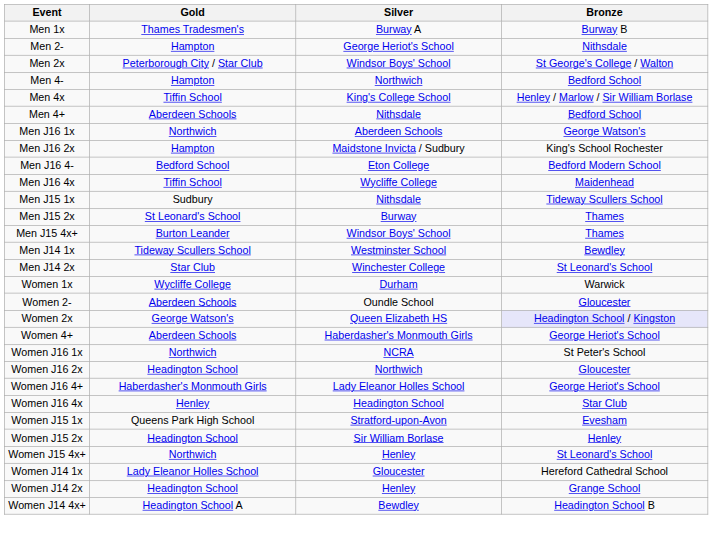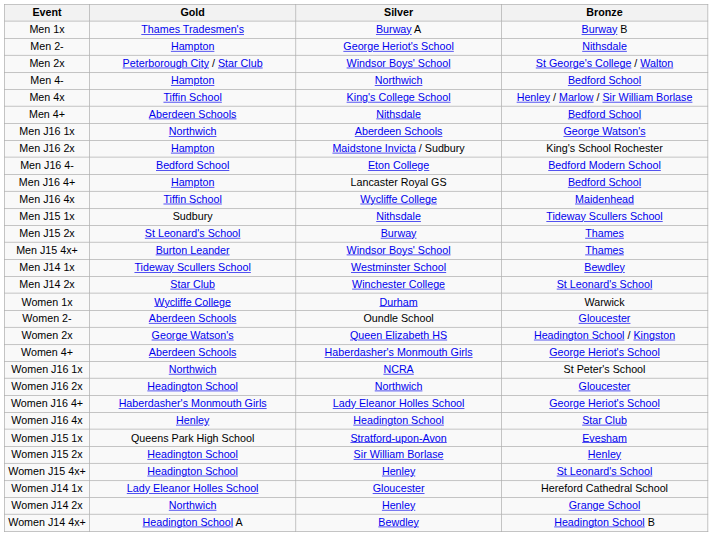+ row: (47, 183)
(605, 319) lavender background -> (605, 336) no background
(193, 455) Northwich -> (193, 472) Headington School
(193, 489) Headington School -> (193, 506) Northwich
